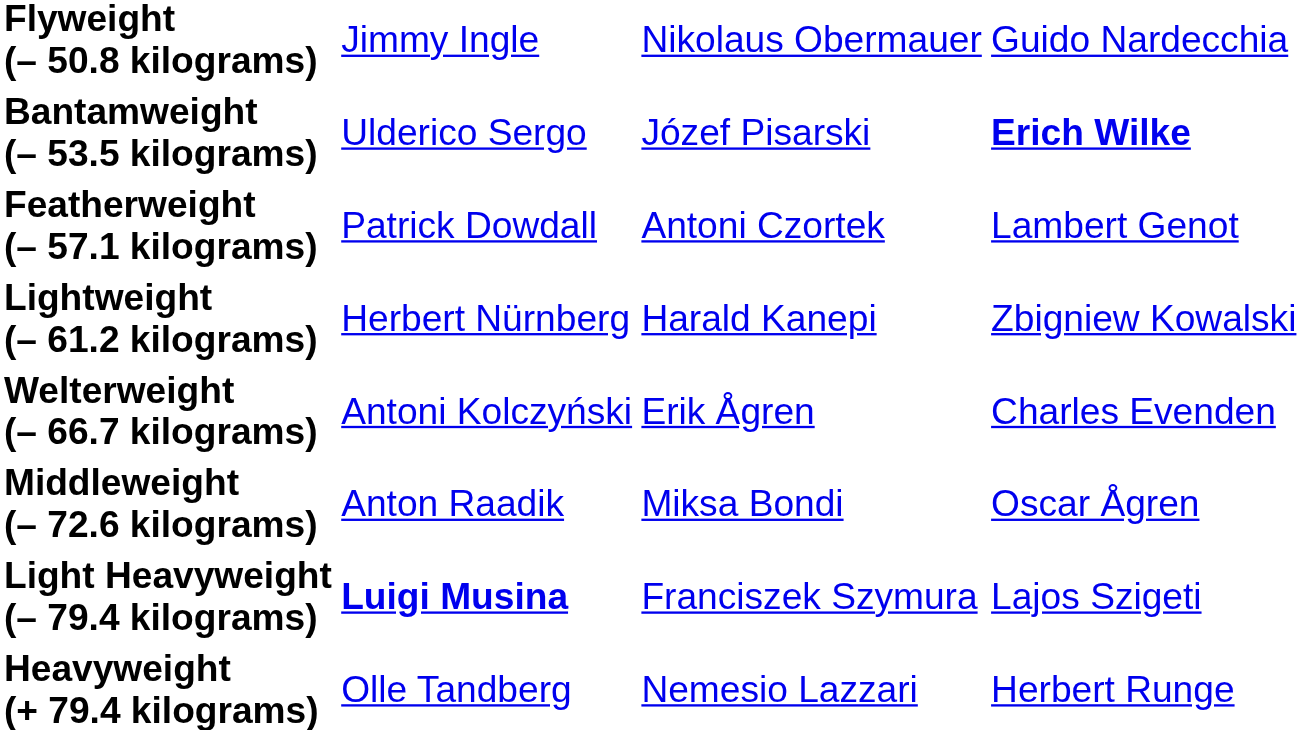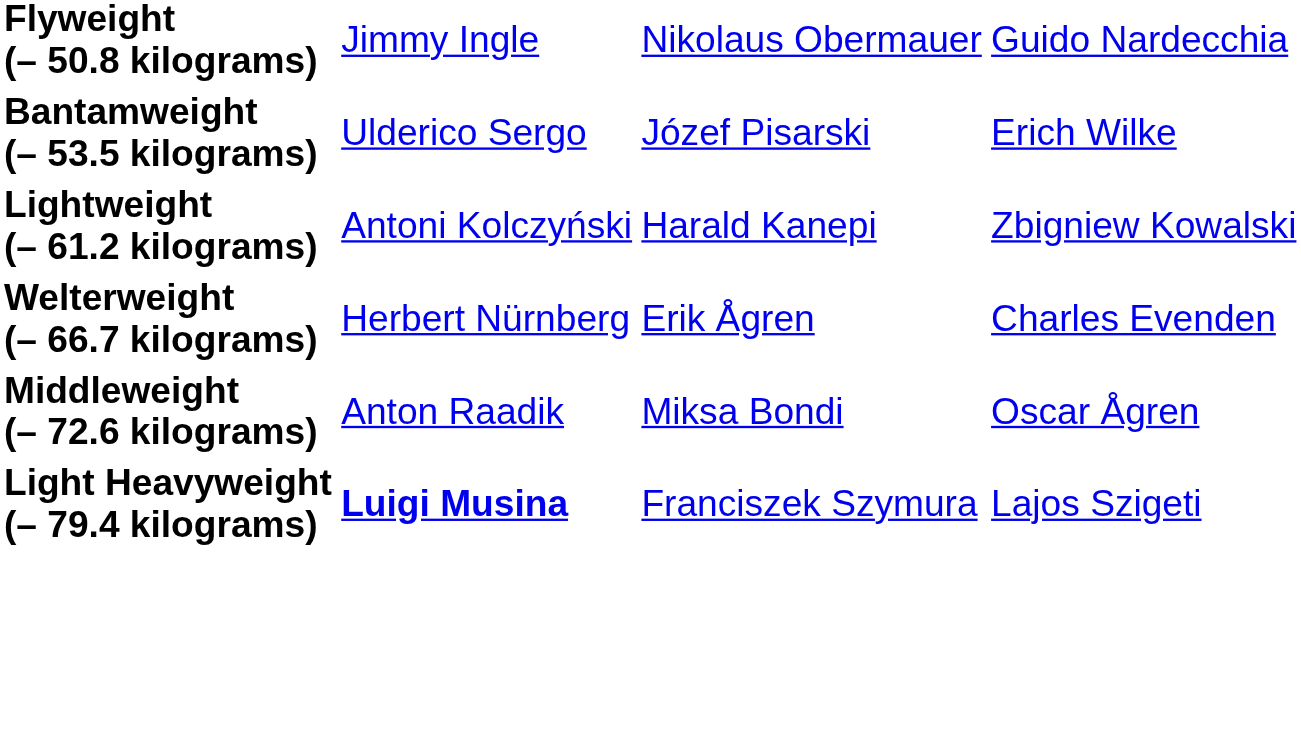(1091, 132) bold -> (1084, 132) normal
- row: (161, 225)
(486, 318) Herbert Nürnberg -> (487, 225) Antoni Kolczyński
(487, 411) Antoni Kolczyński -> (486, 318) Herbert Nürnberg
- row: (161, 689)
